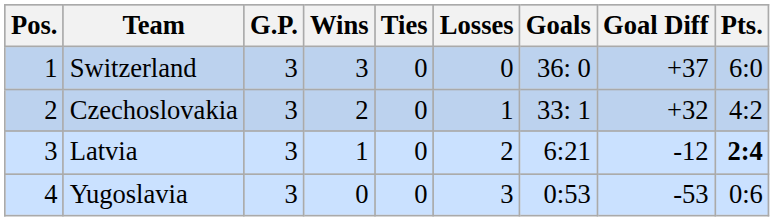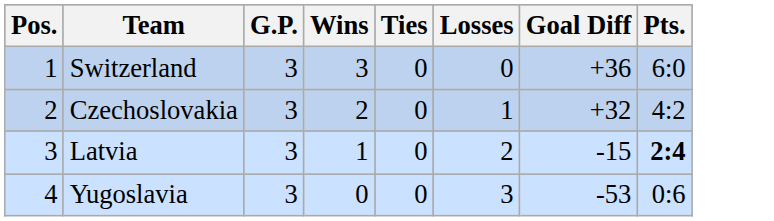- column: (558, 25)
(688, 67) +37 -> (611, 67) +36
(691, 151) -12 -> (614, 151) -15
